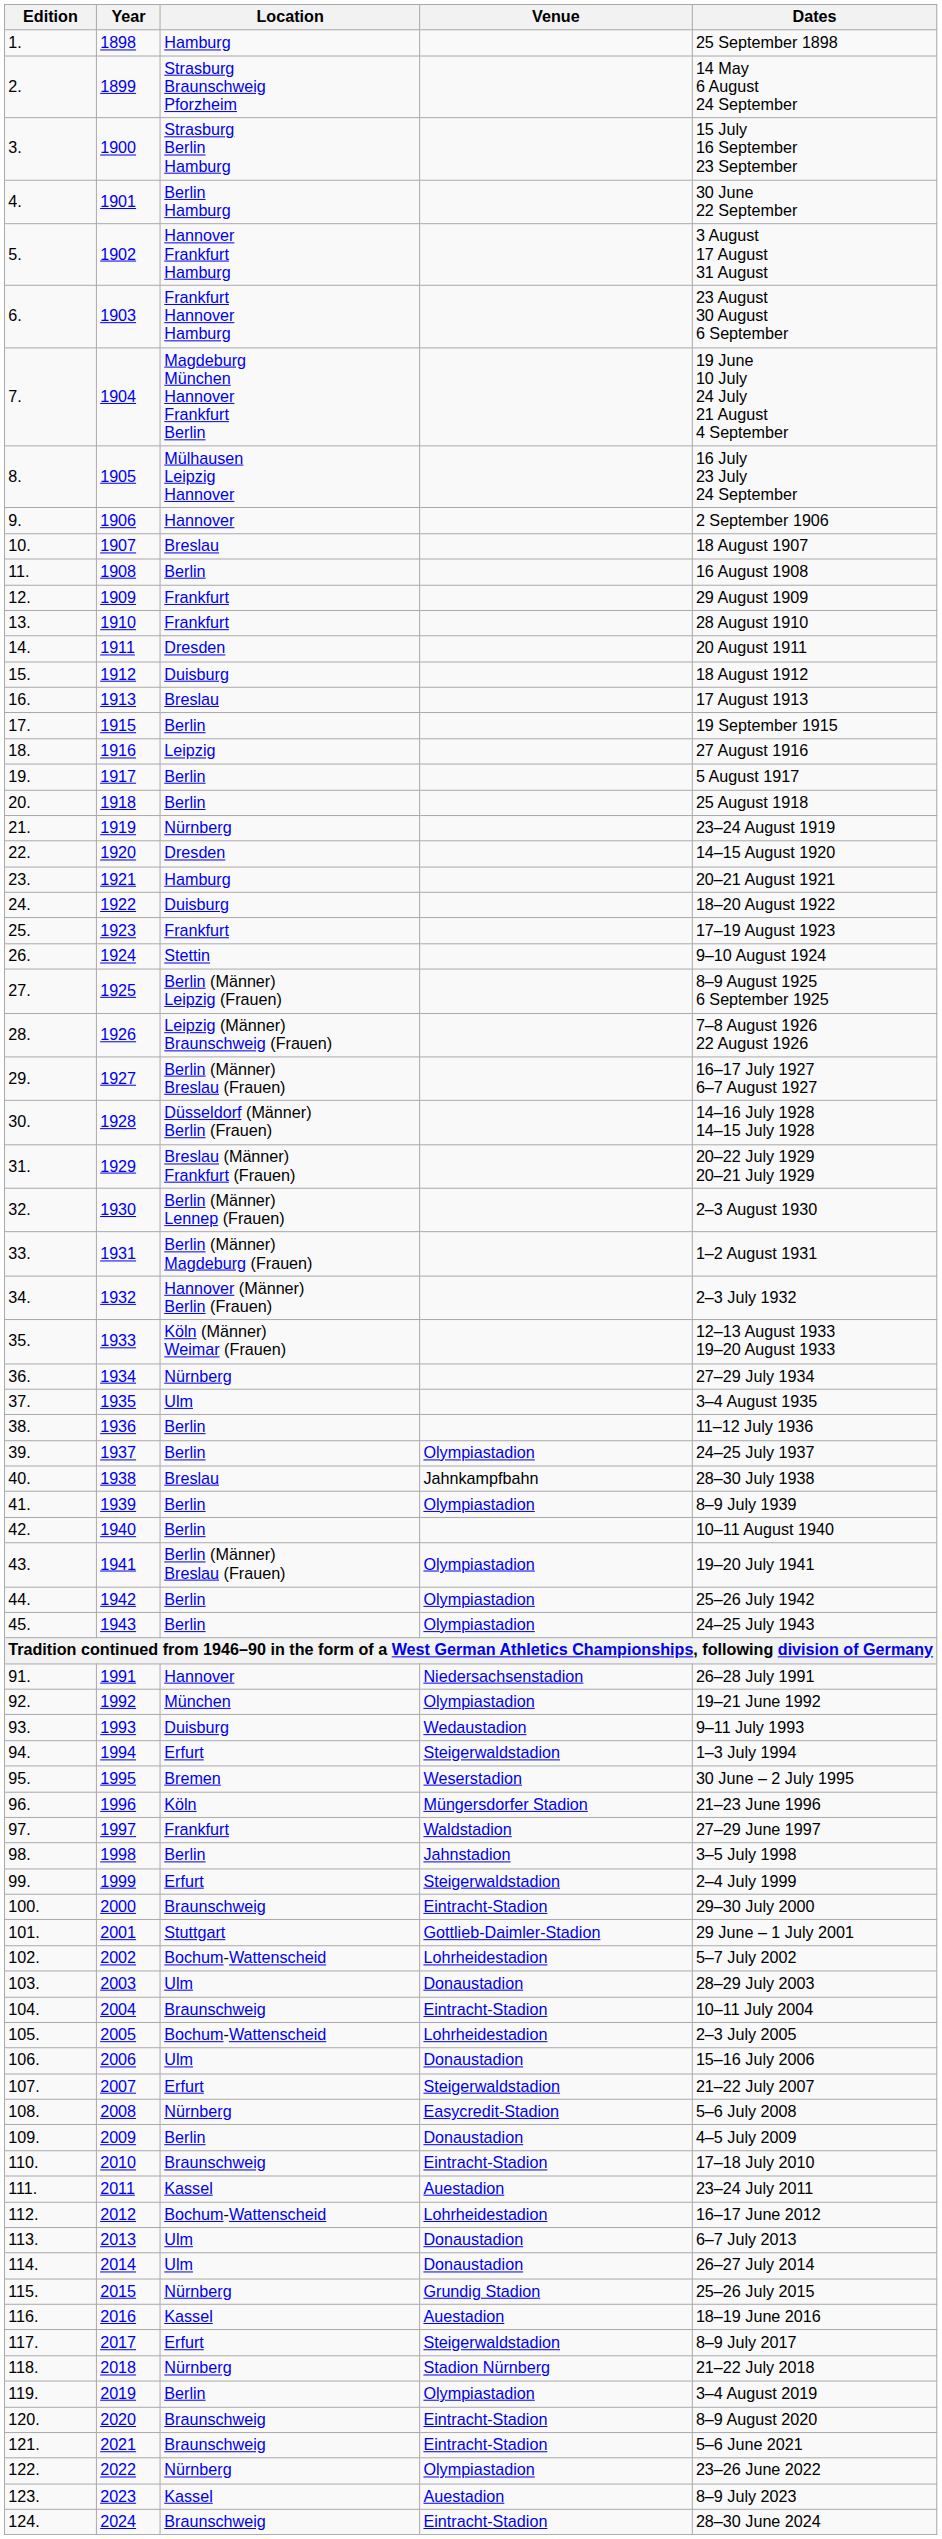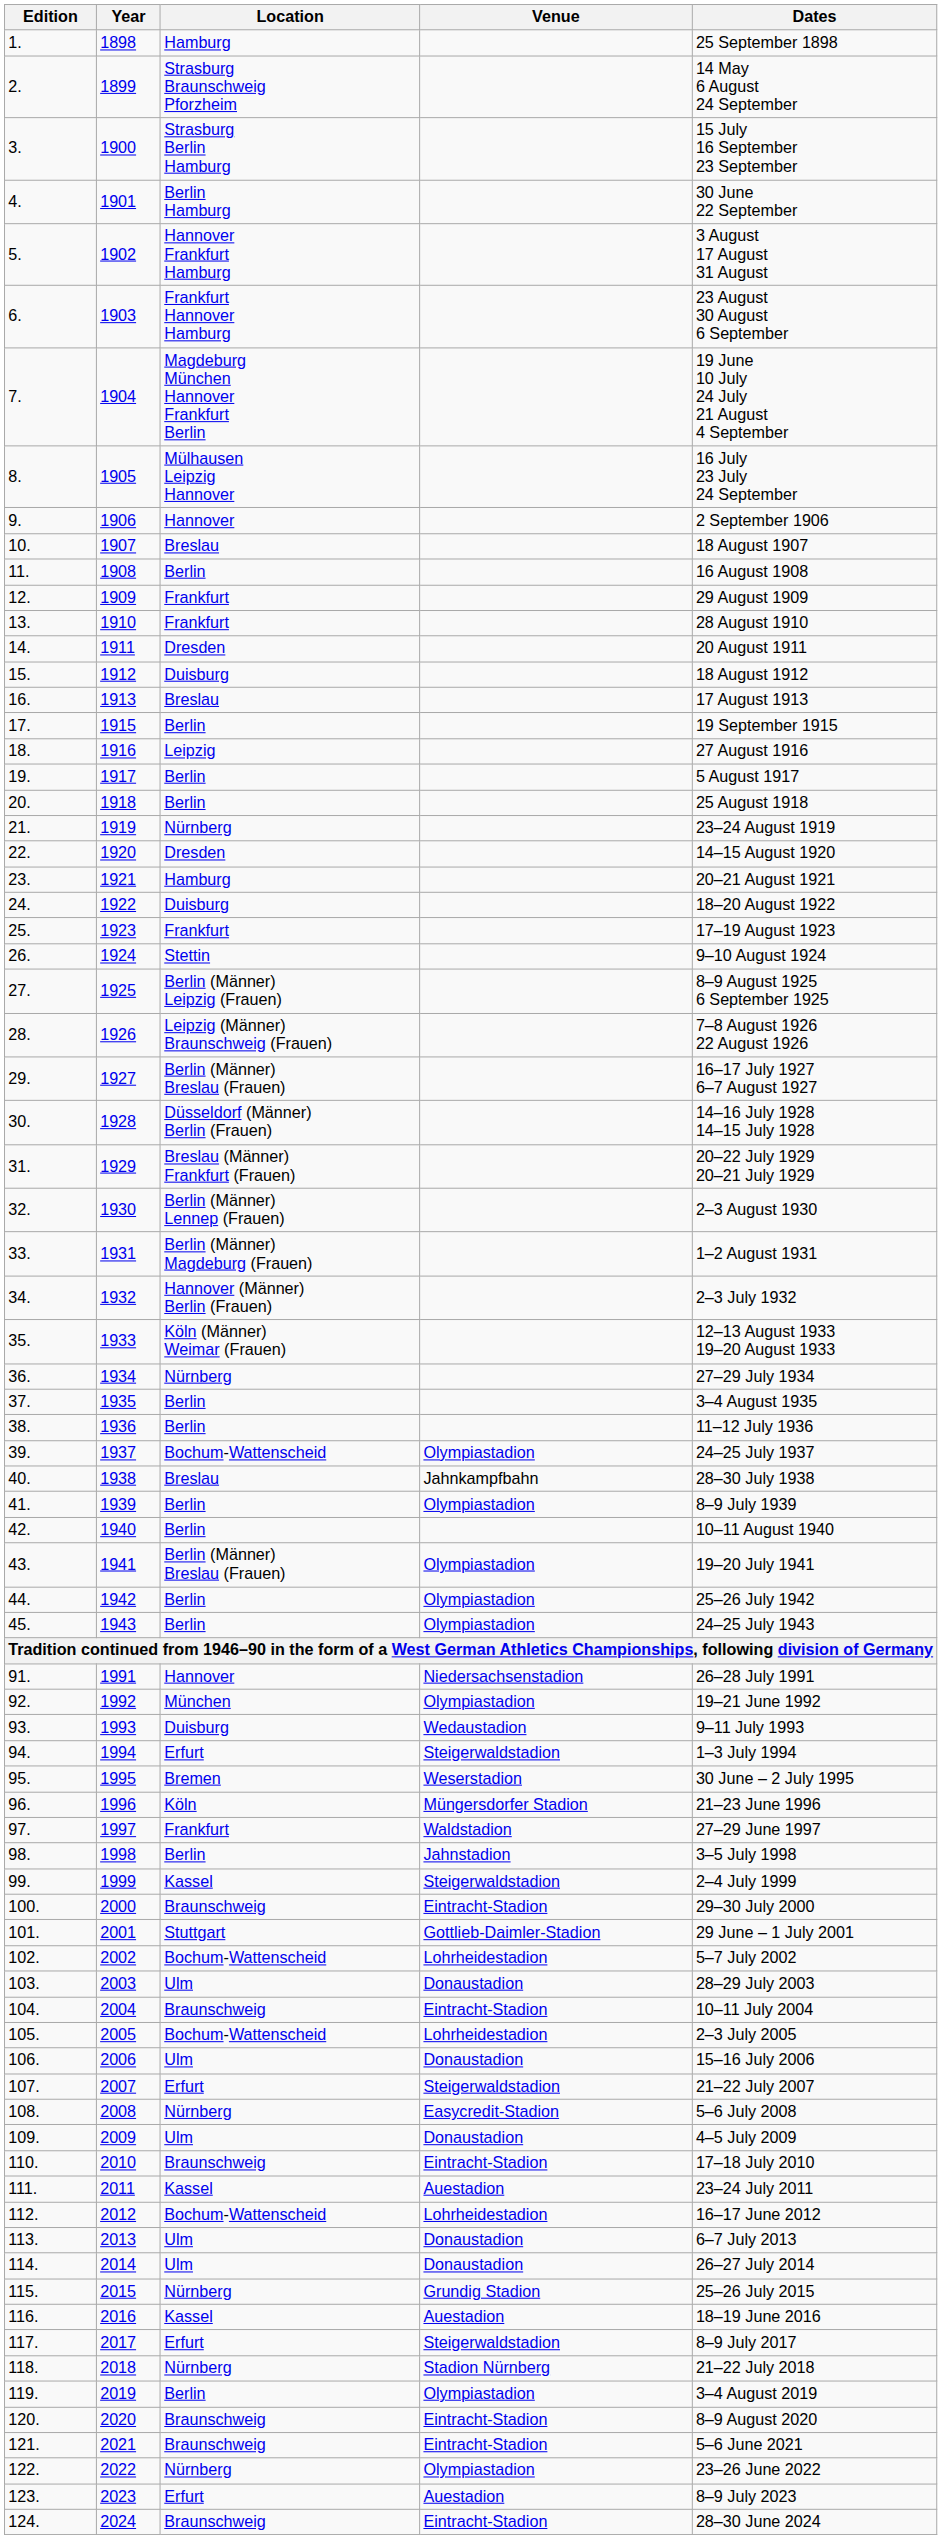(179, 1401) Ulm -> (185, 1401) Berlin
(185, 1453) Berlin -> (245, 1453) Bochum-Wattenscheid
(184, 1881) Erfurt -> (189, 1881) Kassel
(185, 2137) Berlin -> (179, 2137) Ulm
(189, 2496) Kassel -> (184, 2496) Erfurt
